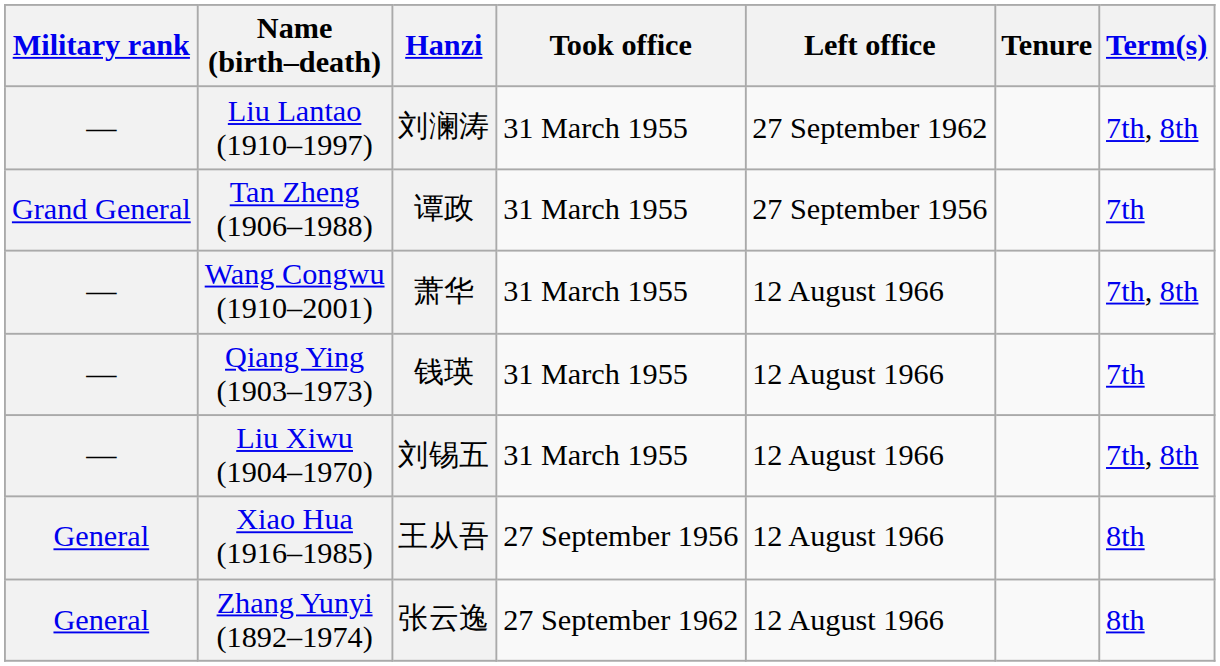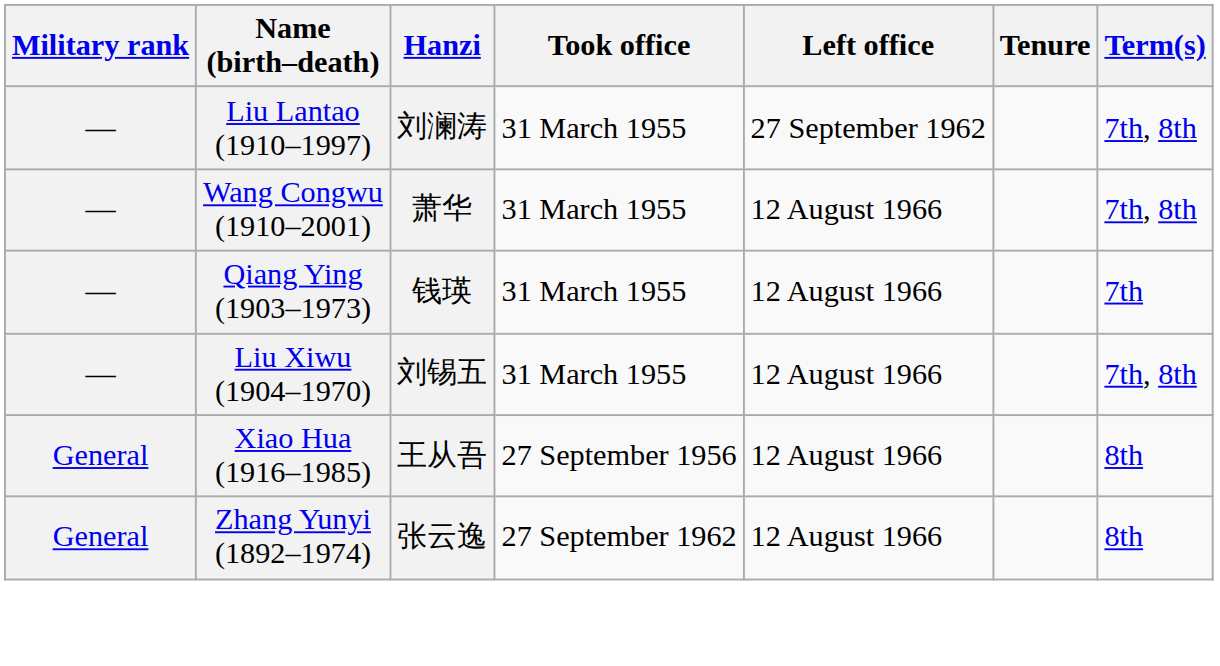- row: (295, 209)
